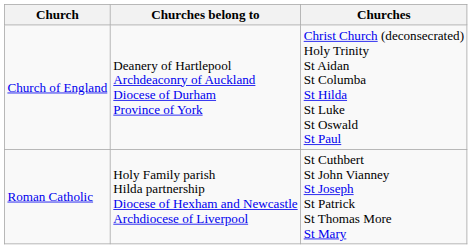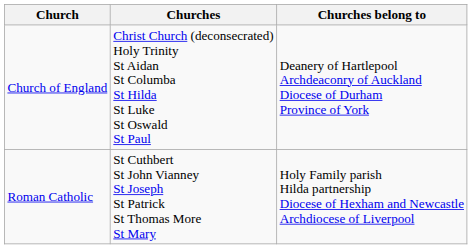columns swapped: (205, 14) <-> (384, 14)
